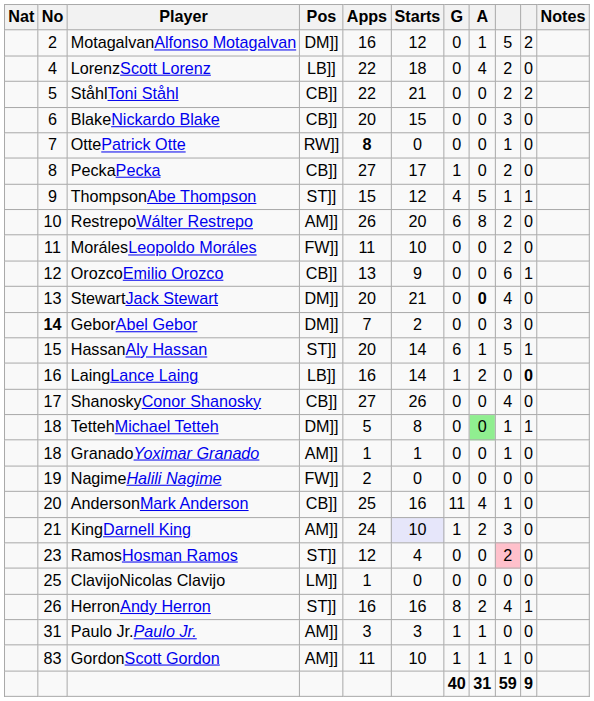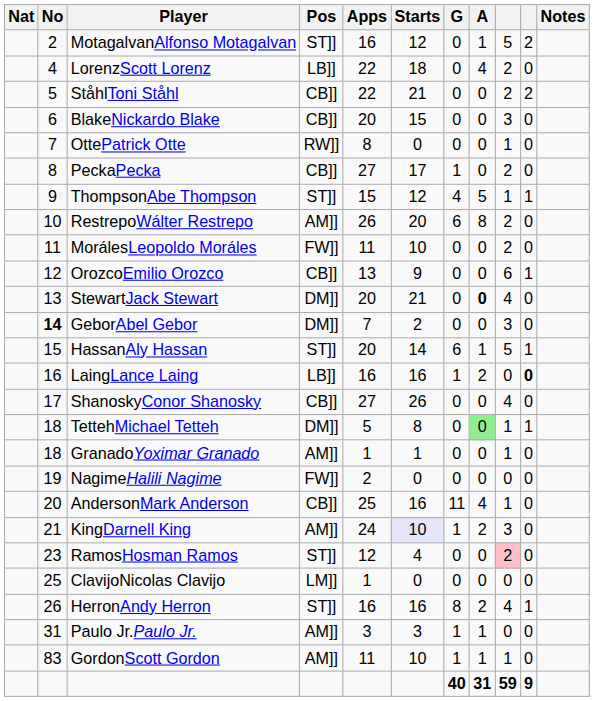(321, 42) DM]] -> (321, 42) ST]]
(367, 145) bold -> (367, 145) normal
(417, 376) 14 -> (417, 376) 16
